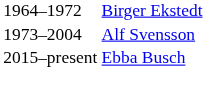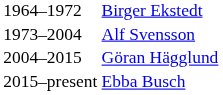+ row: (160, 57)
